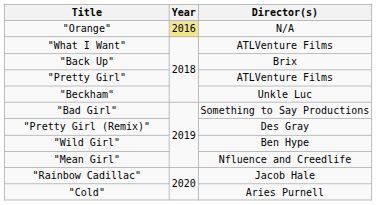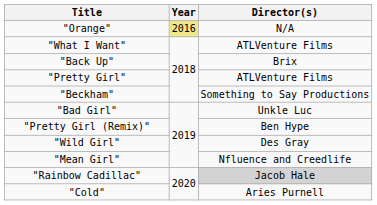(285, 94) Unkle Luc -> (285, 94) Something to Say Productions
(285, 110) Something to Say Productions -> (285, 110) Unkle Luc
(285, 127) Des Gray -> (285, 127) Ben Hype
(285, 143) Ben Hype -> (285, 143) Des Gray
(285, 176) no background -> (285, 176) lightgrey background
